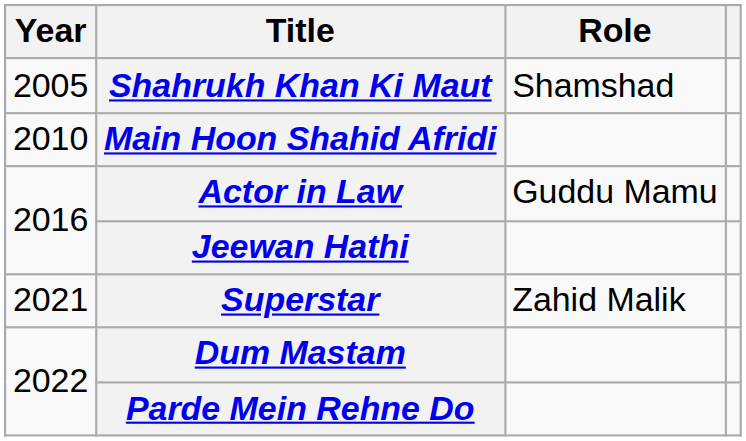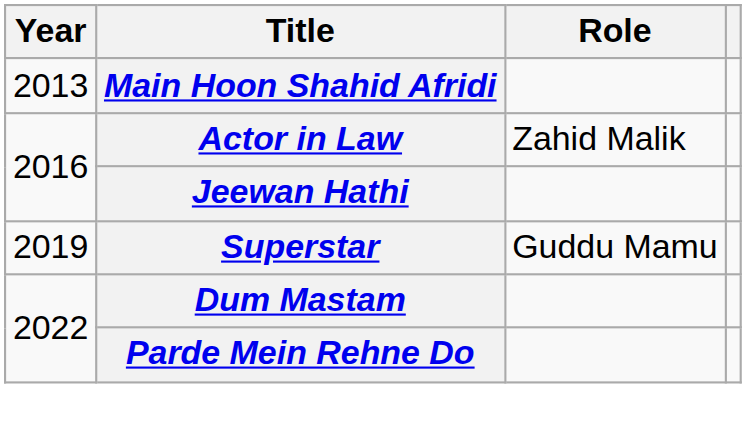- row: (300, 85)
(51, 138) 2010 -> (51, 85) 2013
(615, 192) Guddu Mamu -> (599, 138) Zahid Malik
(51, 300) 2021 -> (51, 246) 2019
(599, 300) Zahid Malik -> (615, 246) Guddu Mamu
